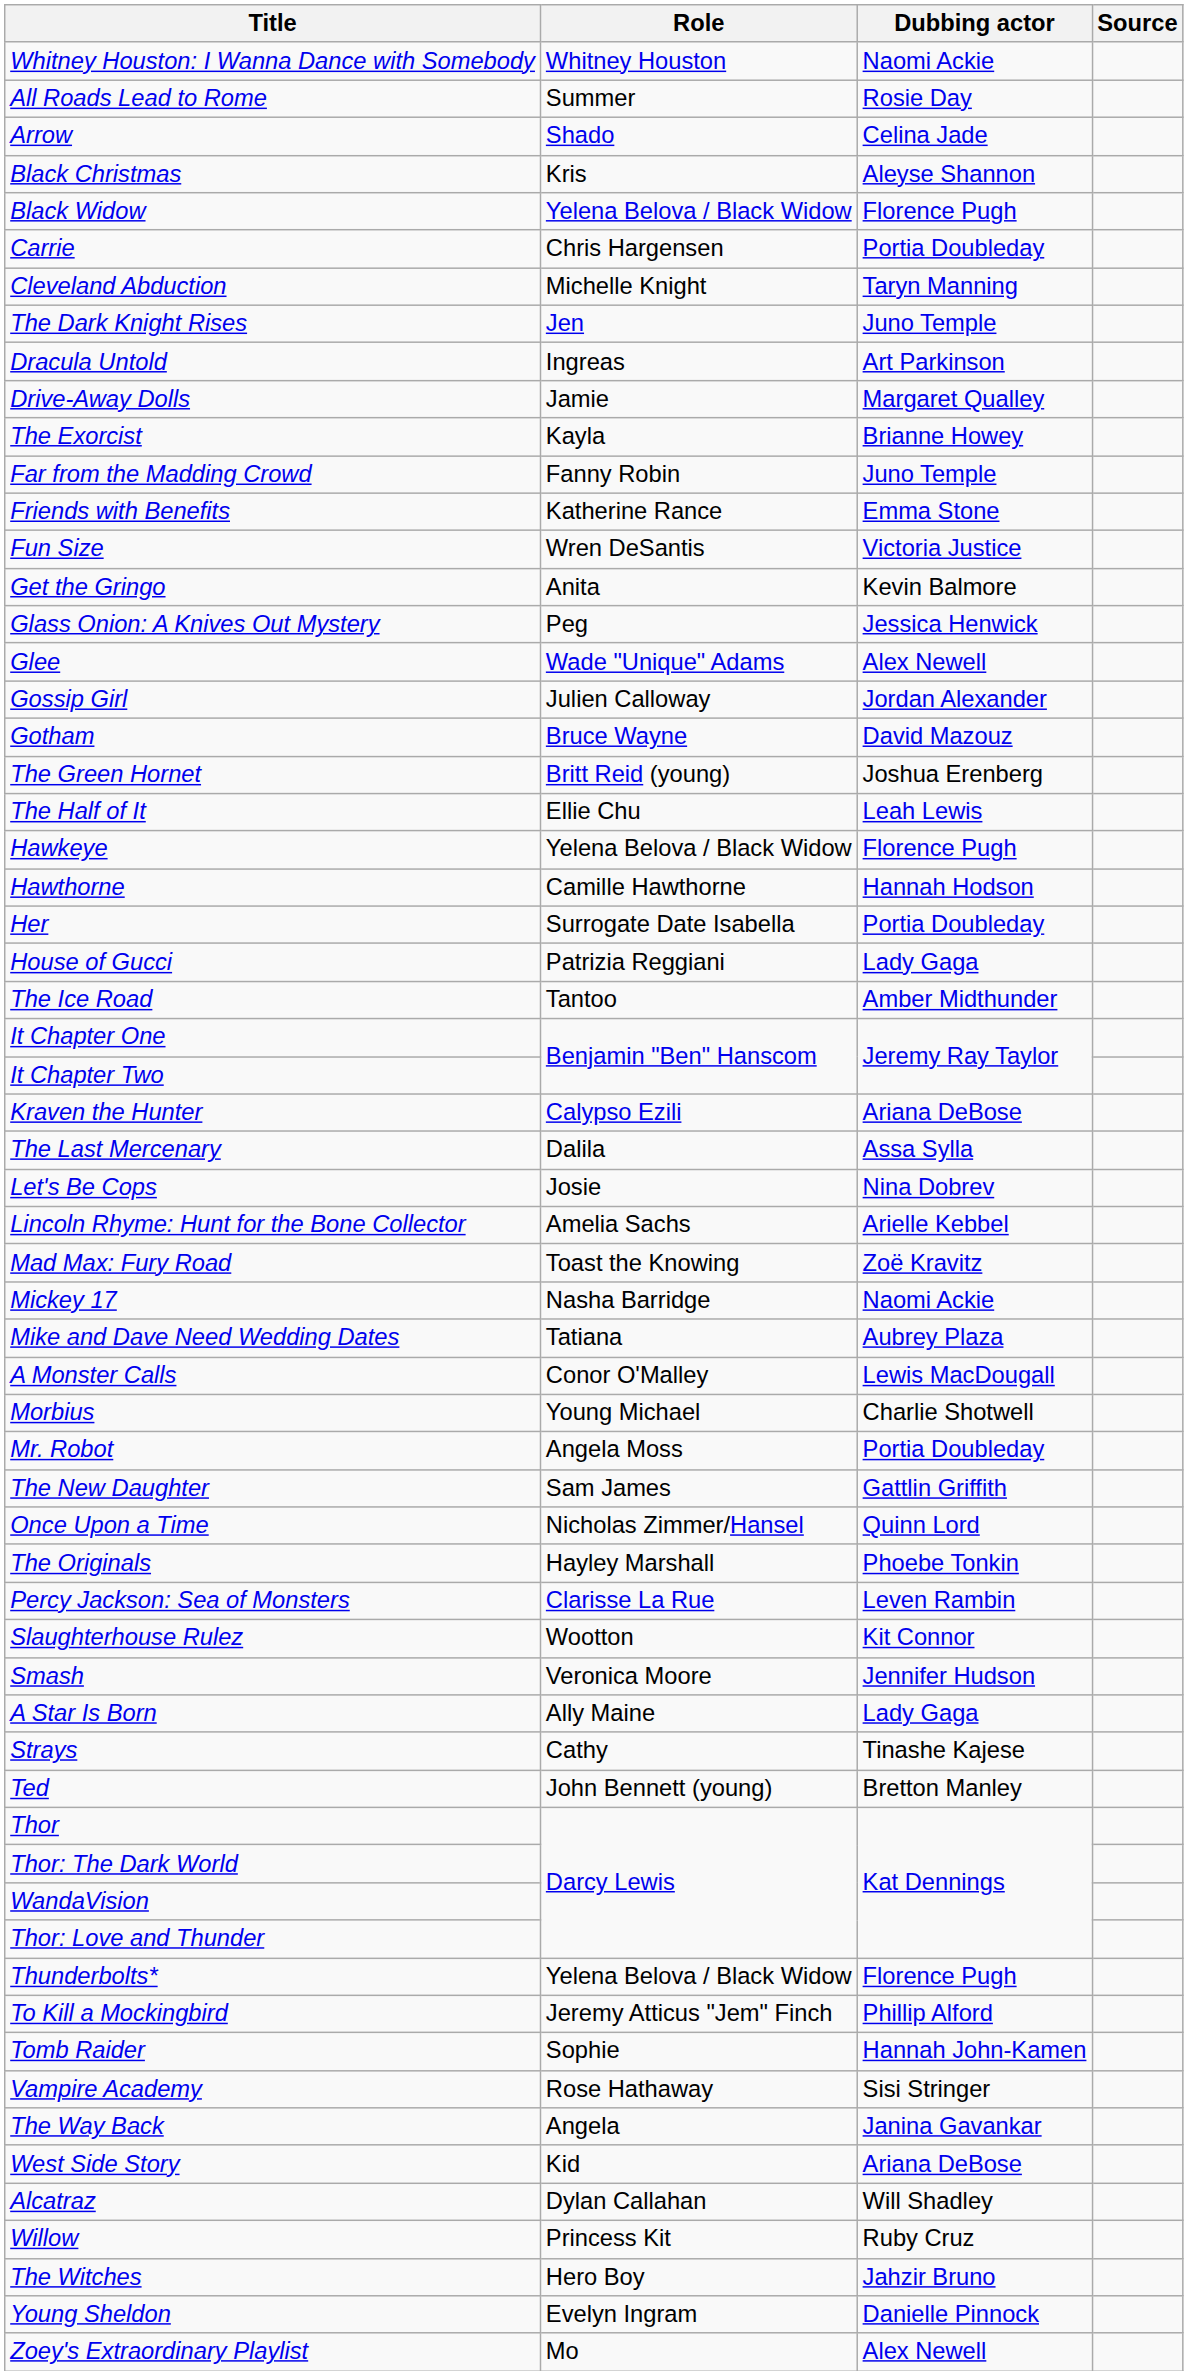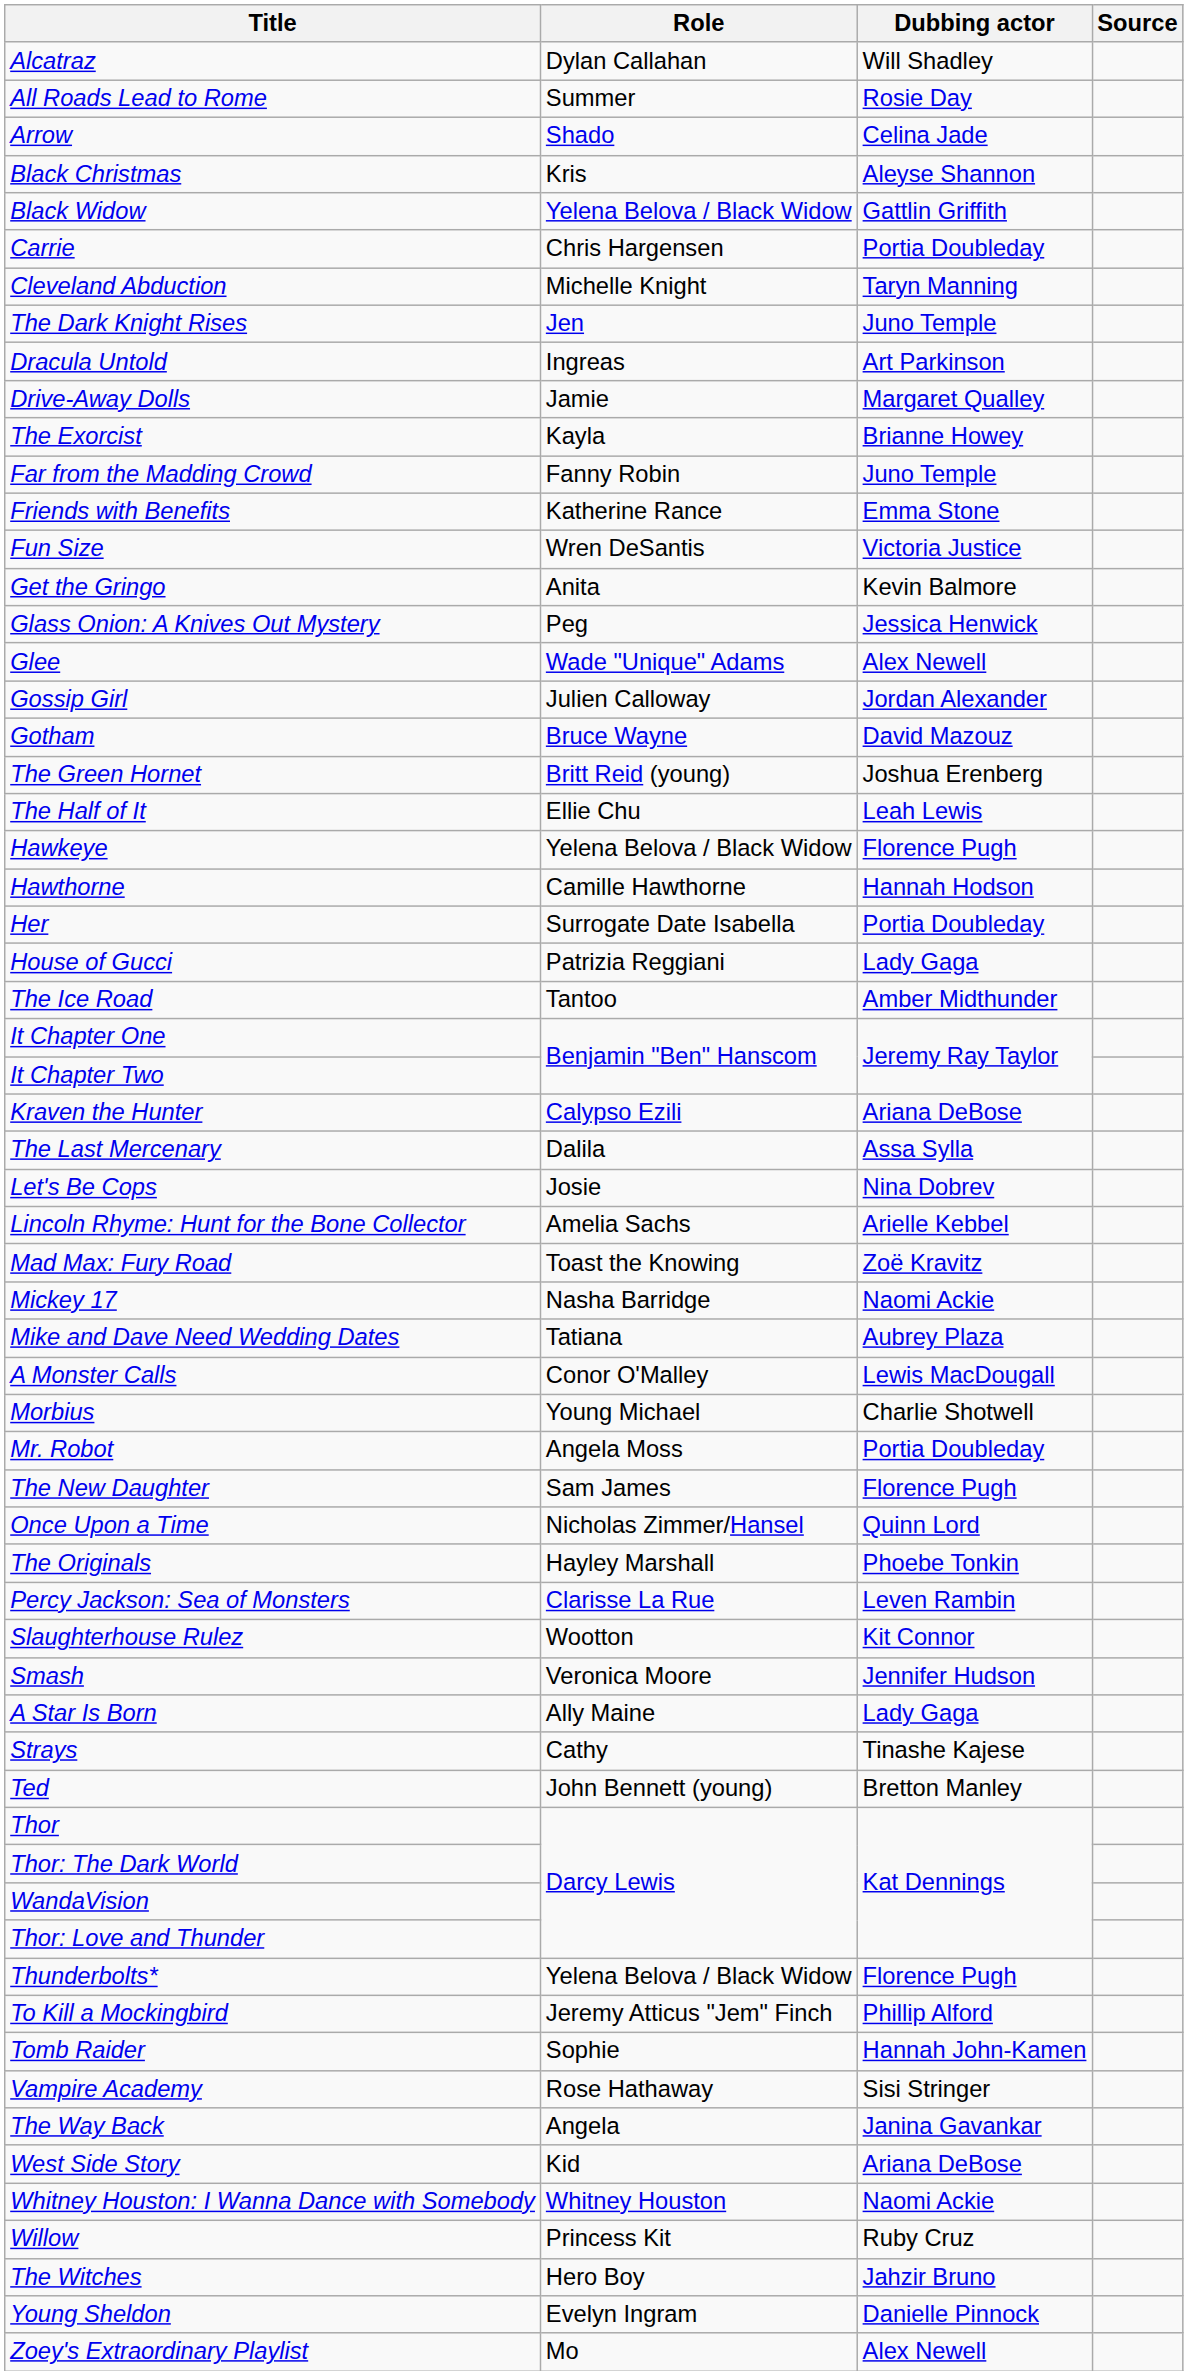rows swapped: (53, 2201) <-> (273, 60)
(940, 211) Florence Pugh -> (935, 211) Gattlin Griffith
(935, 1487) Gattlin Griffith -> (940, 1487) Florence Pugh
